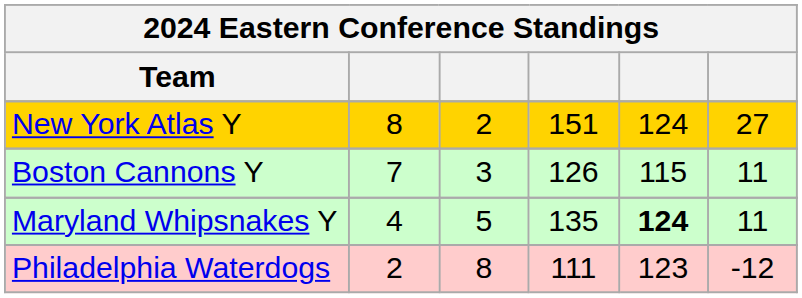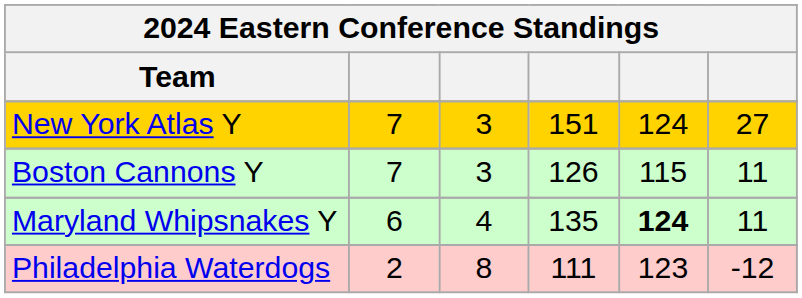(394, 124) 8 -> (394, 124) 7
(484, 124) 2 -> (484, 124) 3
(394, 220) 4 -> (394, 220) 6
(484, 220) 5 -> (484, 220) 4
